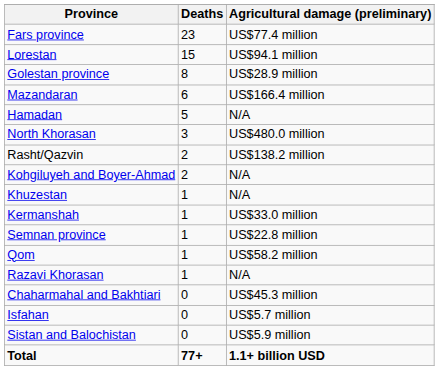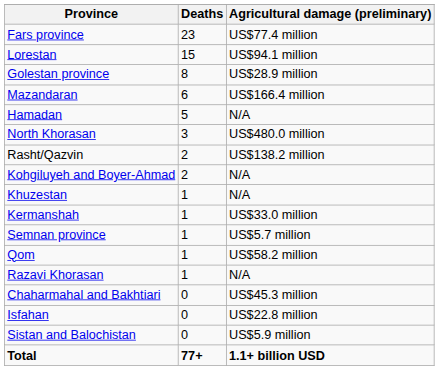(273, 235) US$22.8 million -> (270, 235) US$5.7 million
(270, 315) US$5.7 million -> (273, 315) US$22.8 million
